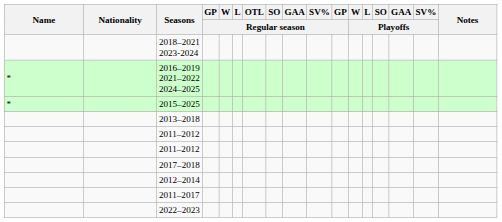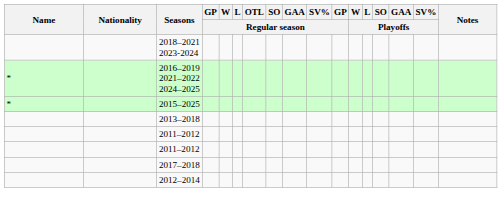- row: (44, 195)
- row: (44, 210)
